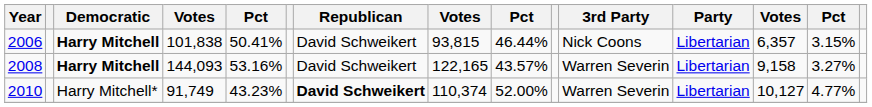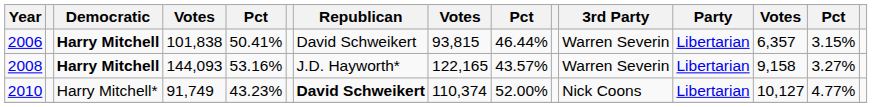(602, 41) Nick Coons -> (616, 41) Warren Severin
(356, 66) David Schweikert -> (348, 66) J.D. Hayworth*
(616, 90) Warren Severin -> (602, 90) Nick Coons
